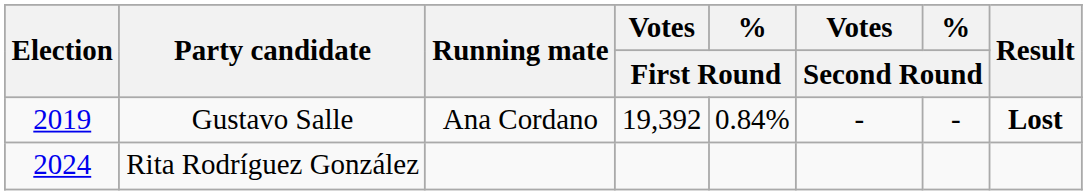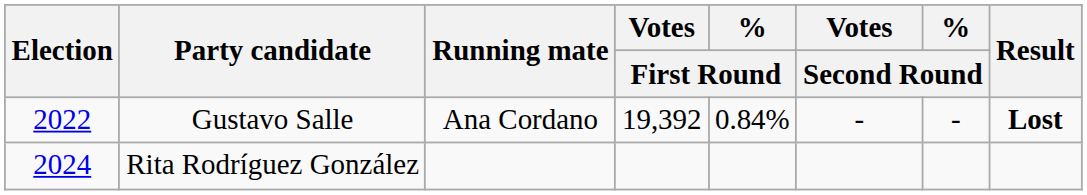(62, 119) 2019 -> (62, 119) 2022
